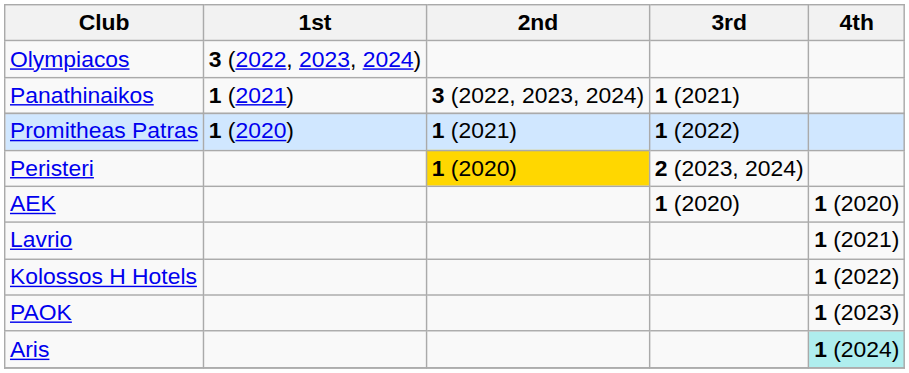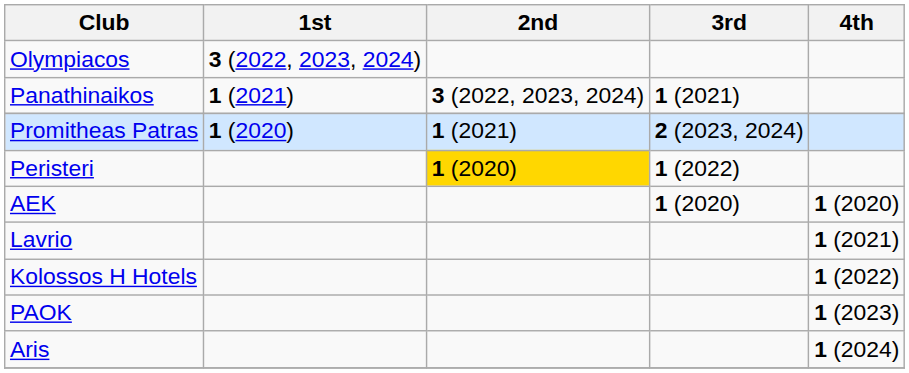(697, 131) 1 (2022) -> (729, 131) 2 (2023, 2024)
(729, 167) 2 (2023, 2024) -> (697, 167) 1 (2022)
(857, 349) paleturquoise background -> (857, 349) no background
